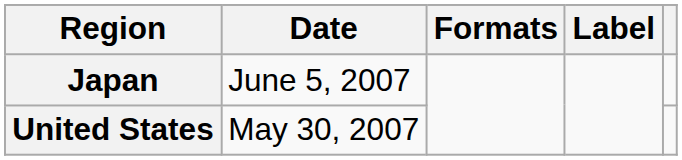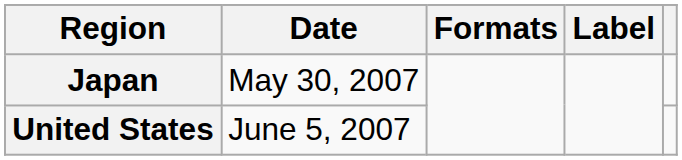(319, 79) June 5, 2007 -> (324, 79) May 30, 2007
(324, 129) May 30, 2007 -> (319, 129) June 5, 2007
